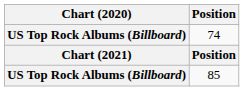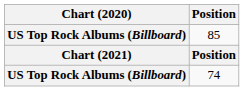rows swapped: (214, 34) <-> (214, 75)
